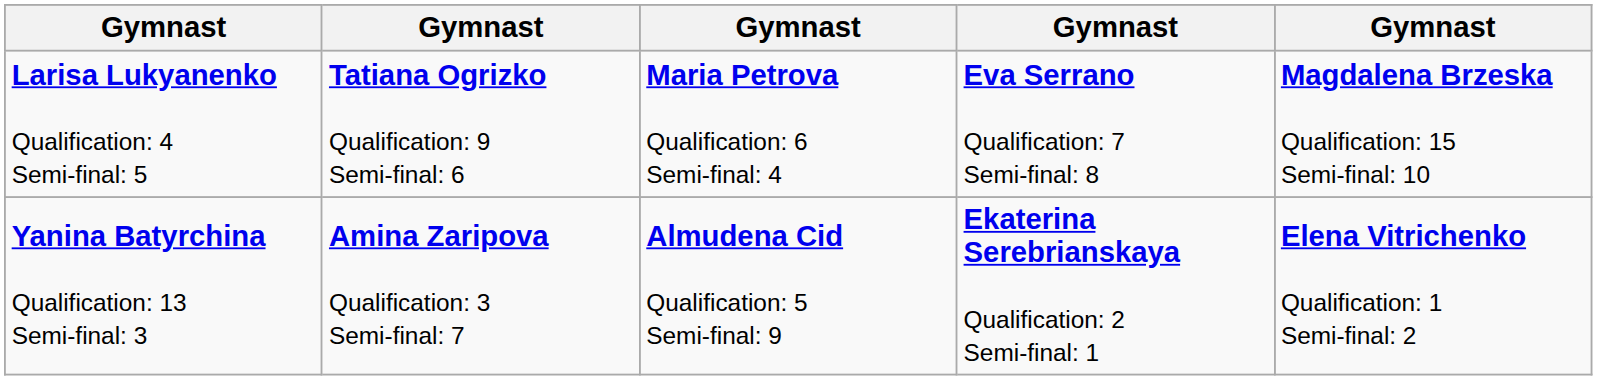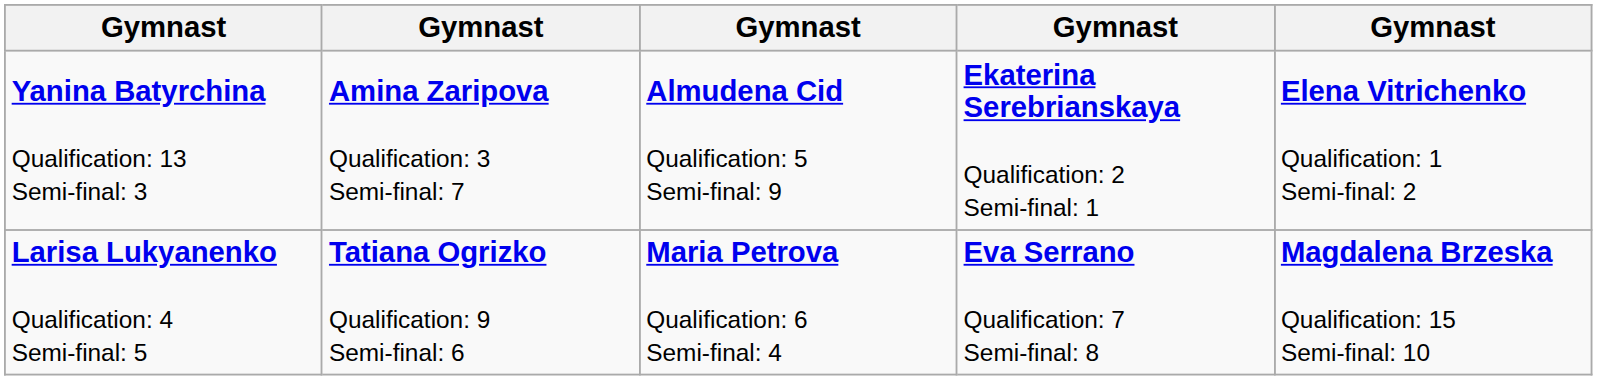rows swapped: (144, 123) <-> (139, 285)
